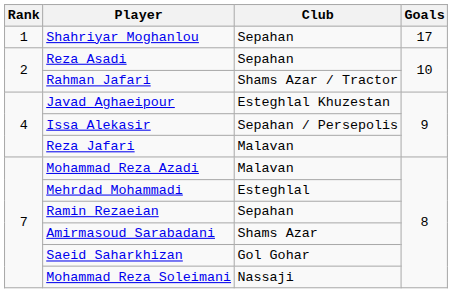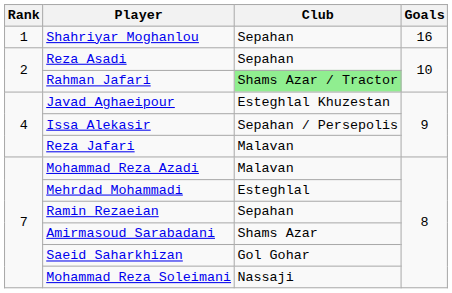(425, 37) 17 -> (425, 37) 16
(318, 81) no background -> (318, 81) lightgreen background
